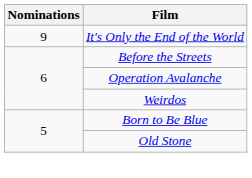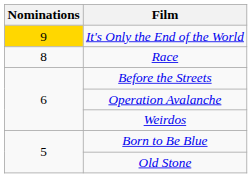(44, 36) no background -> (44, 36) gold background
+ row: (165, 57)
